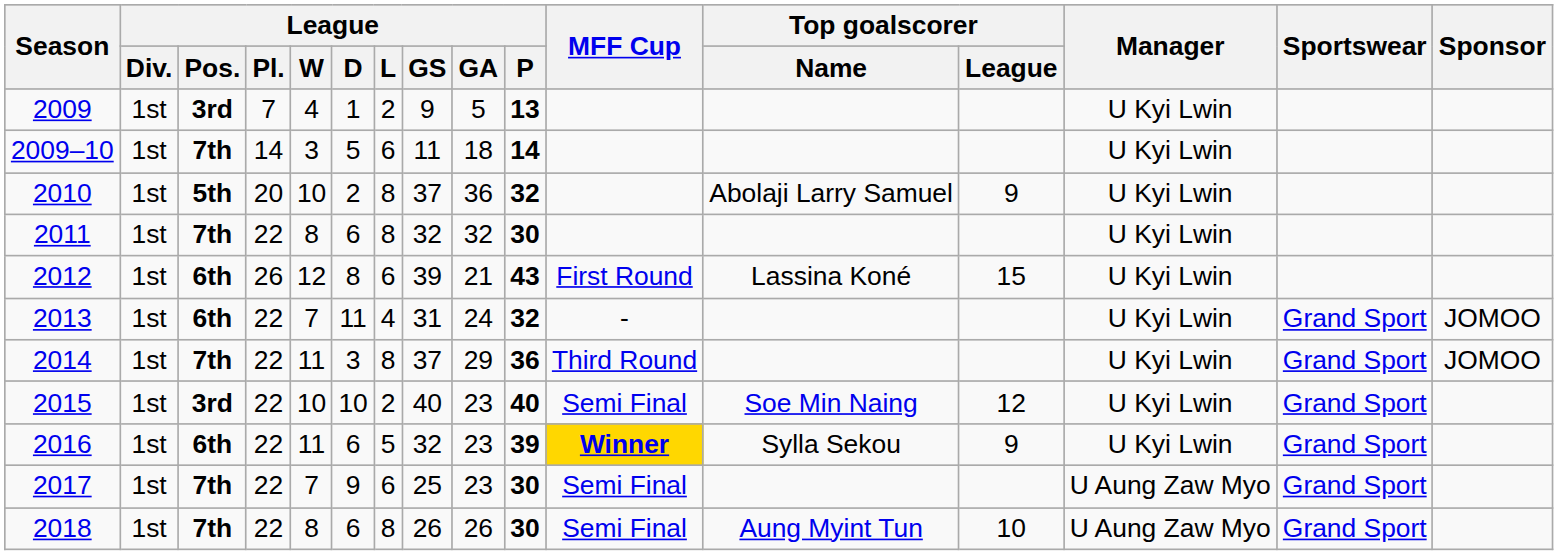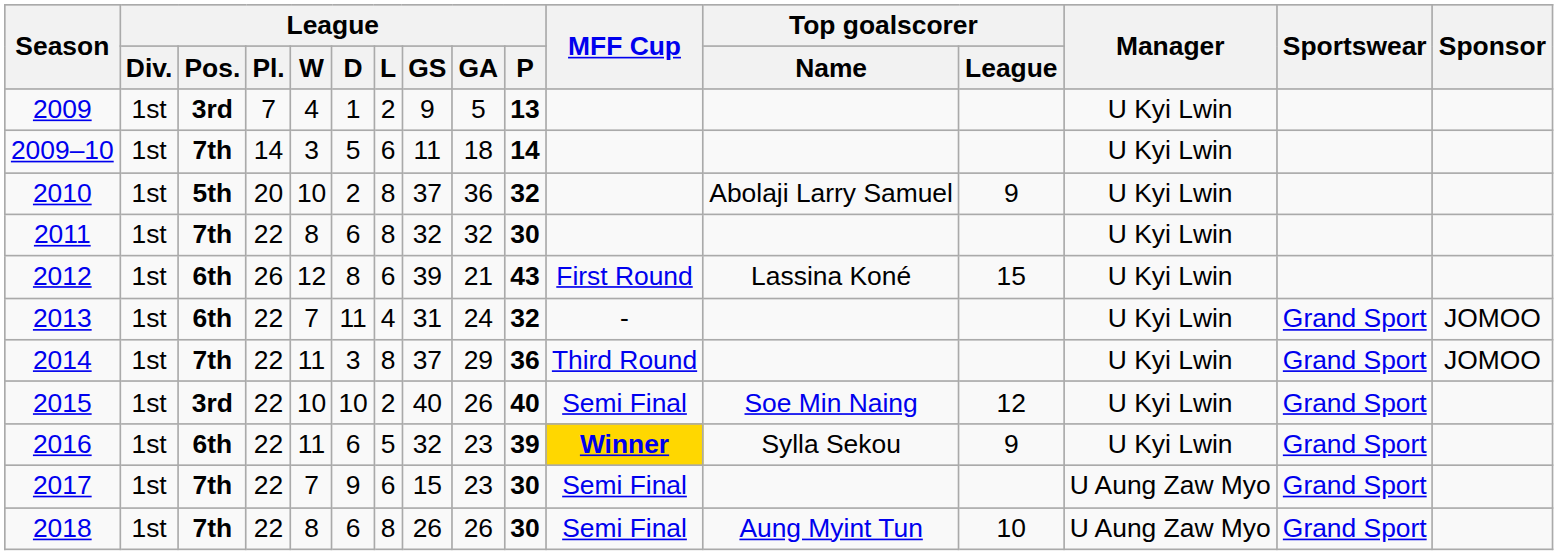(478, 402) 23 -> (478, 402) 26
(427, 485) 25 -> (427, 485) 15
